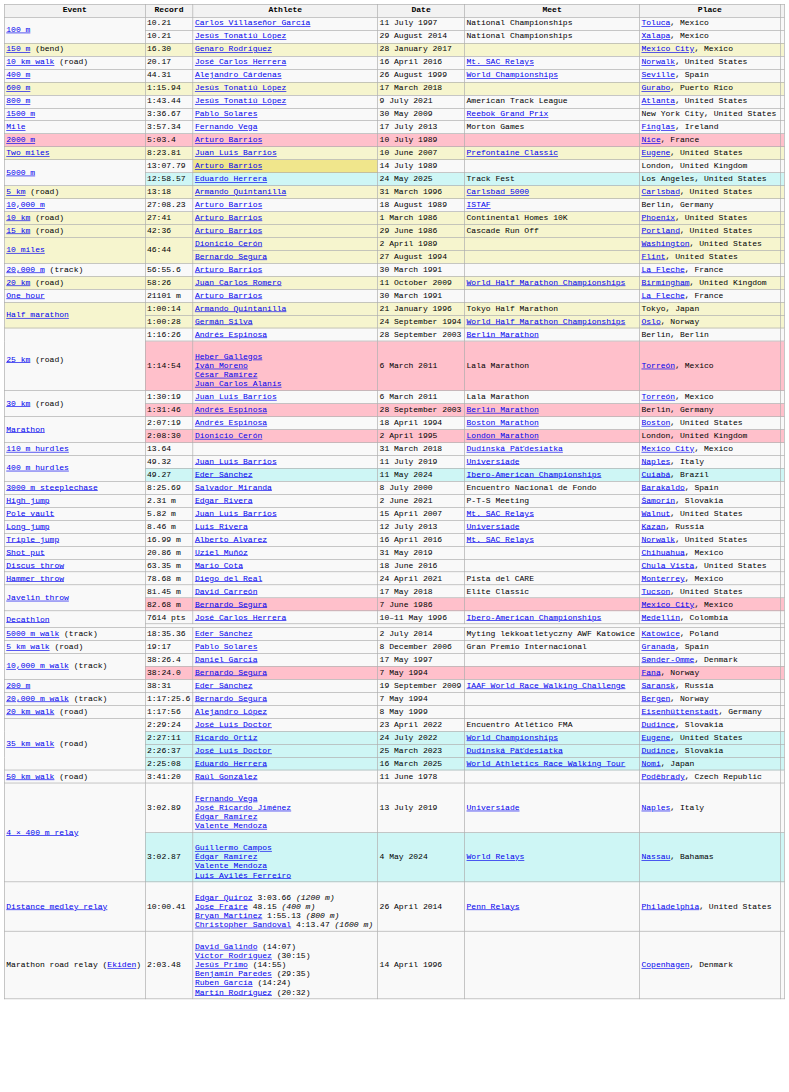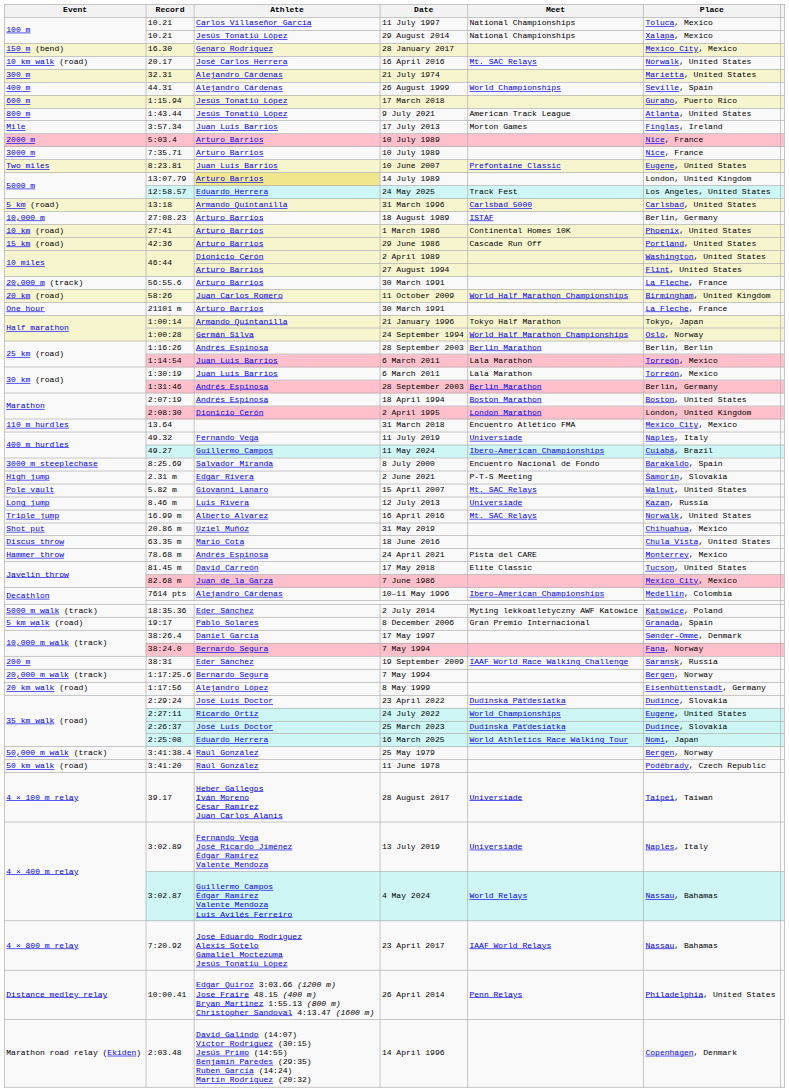+ row: (160, 76)
- row: (164, 115)
(226, 128) Fernando Vega -> (237, 128) Juan Luis Barrios
+ row: (165, 154)
(231, 257) Bernardo Segura -> (230, 270) Arturo Barrios
(238, 371) Heber Gallegos Iván Moreno César Ramírez Juan Carlos Alanís -> (237, 361) Juan Luis Barrios
(515, 449) Dudinská Päťdesiatka -> (522, 426) Encuentro Atlético FMA
(236, 462) Juan Luis Barrios -> (227, 439) Fernando Vega
(224, 475) Eder Sánchez -> (235, 452) Guillermo Campos
(236, 514) Juan Luis Barrios -> (232, 491) Giovanni Lanaro
(229, 579) Diego del Real -> (232, 555) Andrés Espinosa
(231, 605) Bernardo Segura -> (235, 581) Juan de la Garza
(241, 618) José Carlos Herrera -> (239, 594) Alejandro Cárdenas
(520, 725) Encuentro Atlético FMA -> (518, 702) Dudinská Päťdesiatka
+ row: (170, 754)
+ row: (160, 798)
+ row: (165, 946)
